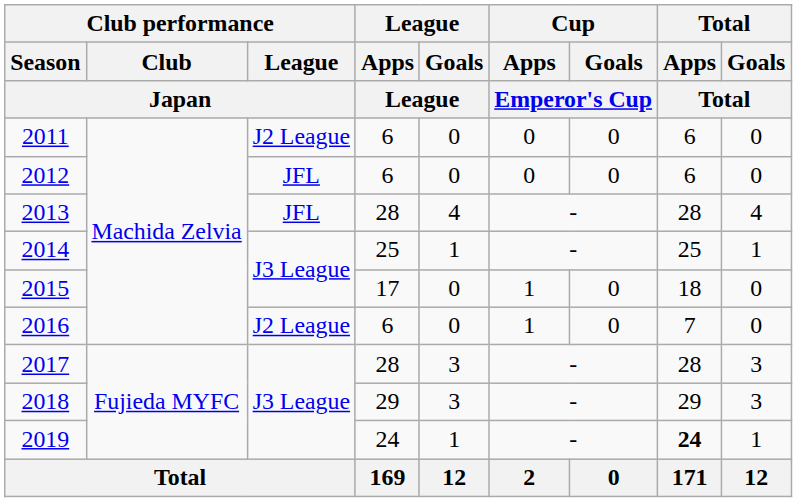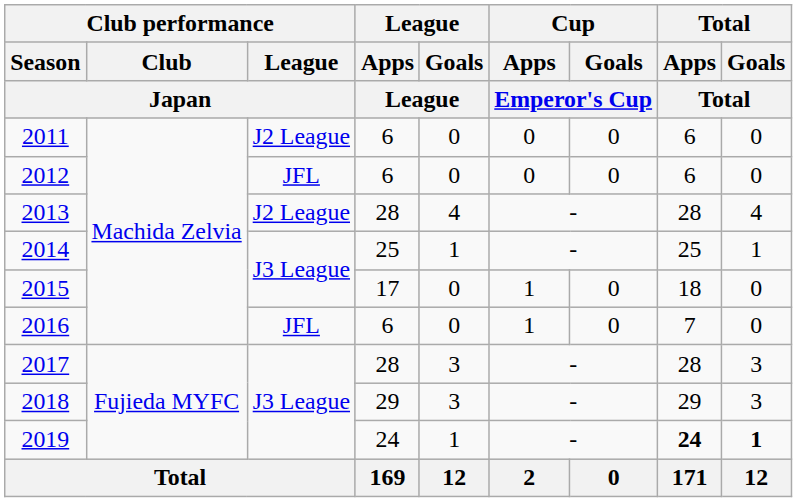(301, 212) JFL -> (301, 212) J2 League
(301, 325) J2 League -> (301, 325) JFL
(756, 439) normal -> (756, 439) bold
